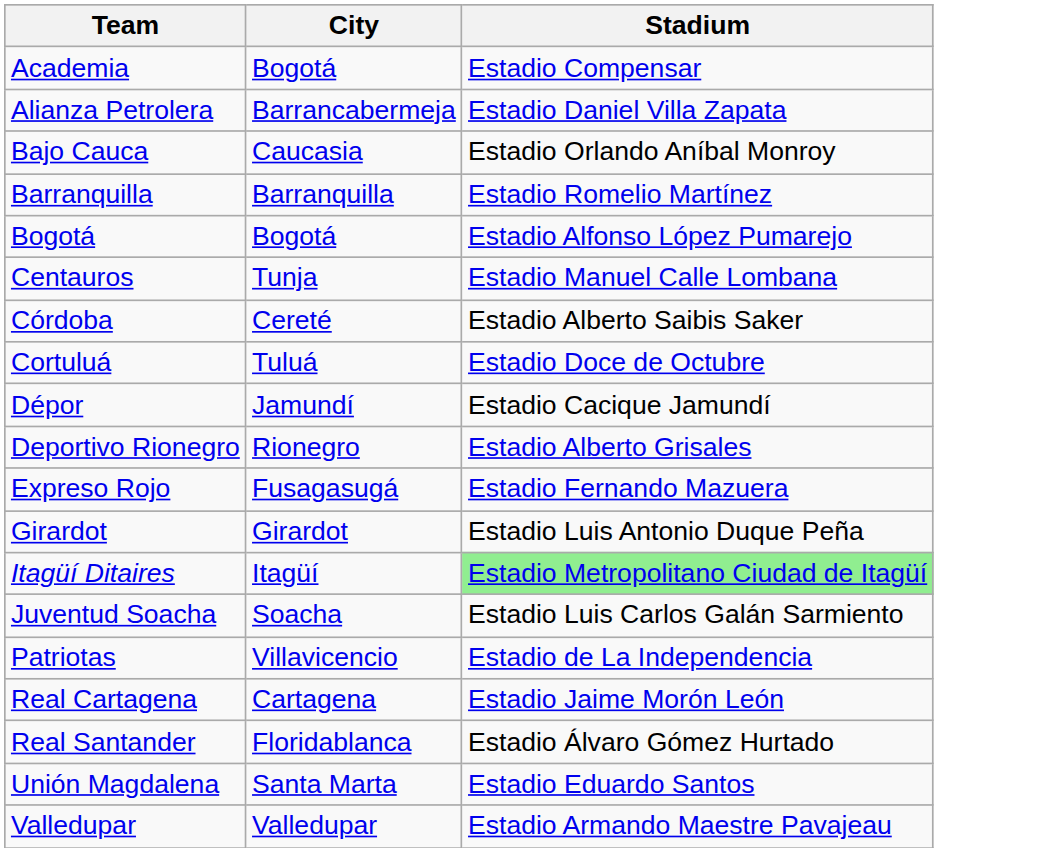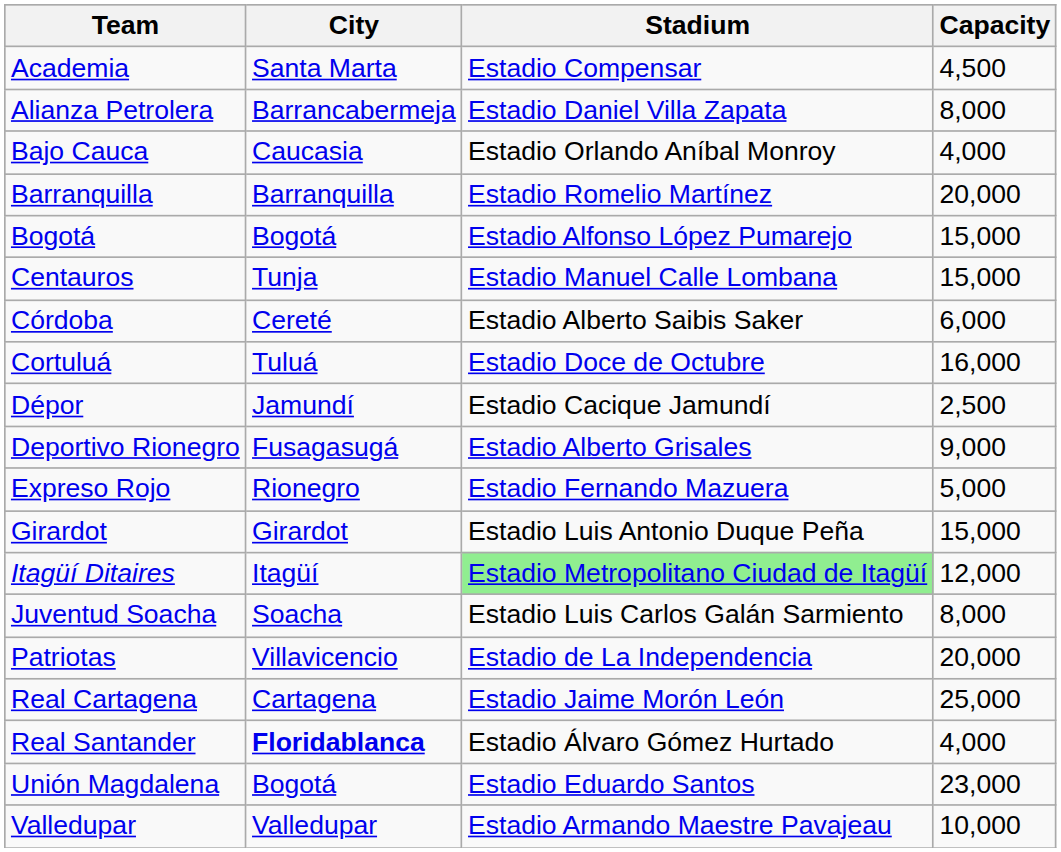+ column: (995, 25)
(294, 67) Bogotá -> (324, 67) Santa Marta
(306, 446) Rionegro -> (325, 446) Fusagasugá
(325, 488) Fusagasugá -> (306, 488) Rionegro
(332, 741) normal -> (338, 741) bold
(324, 783) Santa Marta -> (294, 783) Bogotá
